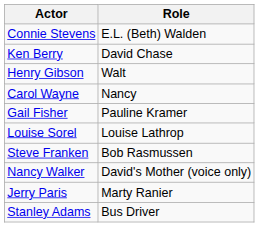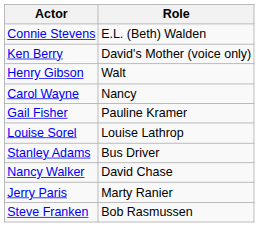(137, 53) David Chase -> (176, 53) David's Mother (voice only)
rows swapped: (48, 152) <-> (49, 212)
(176, 172) David's Mother (voice only) -> (137, 172) David Chase
